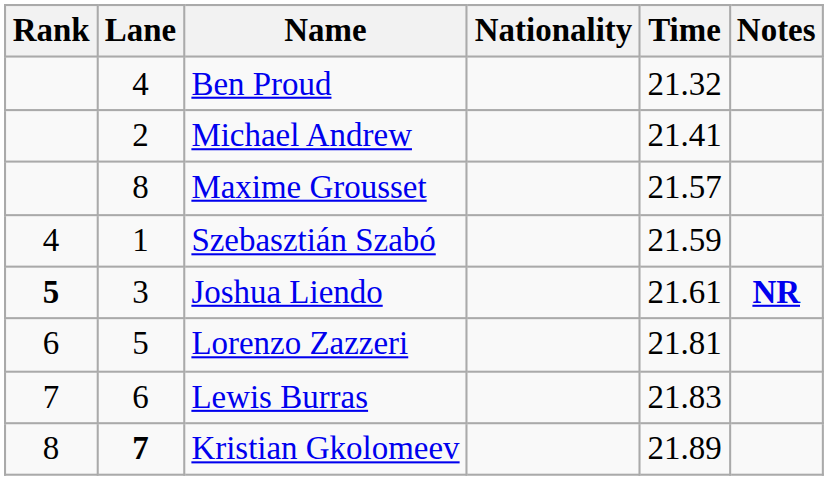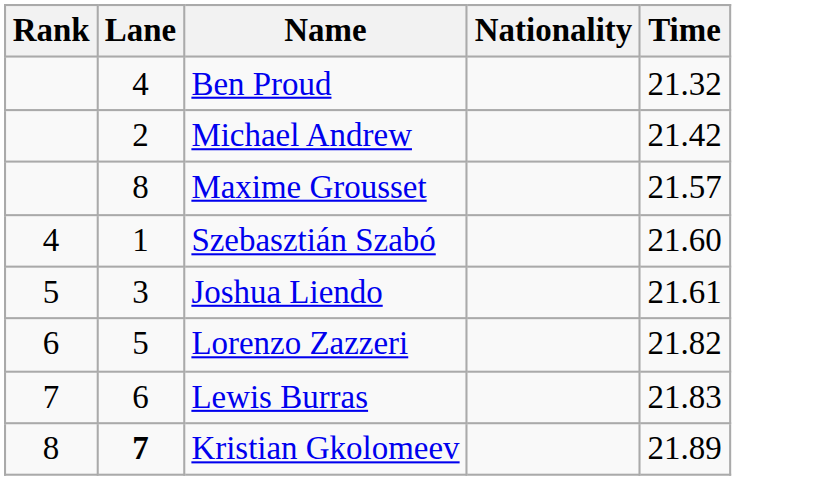- column: (776, 30)
(685, 135) 21.41 -> (685, 135) 21.42
(685, 239) 21.59 -> (685, 239) 21.60
(51, 291) bold -> (51, 291) normal
(685, 344) 21.81 -> (685, 344) 21.82
